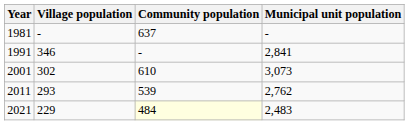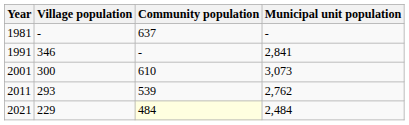(46, 71) 302 -> (46, 71) 300
(278, 110) 2,483 -> (278, 110) 2,484
